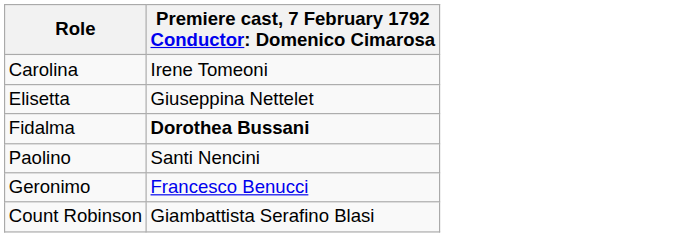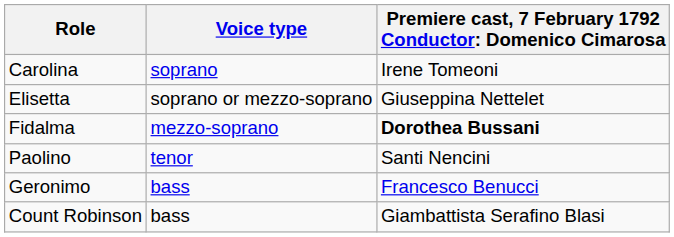+ column: (261, 29)
